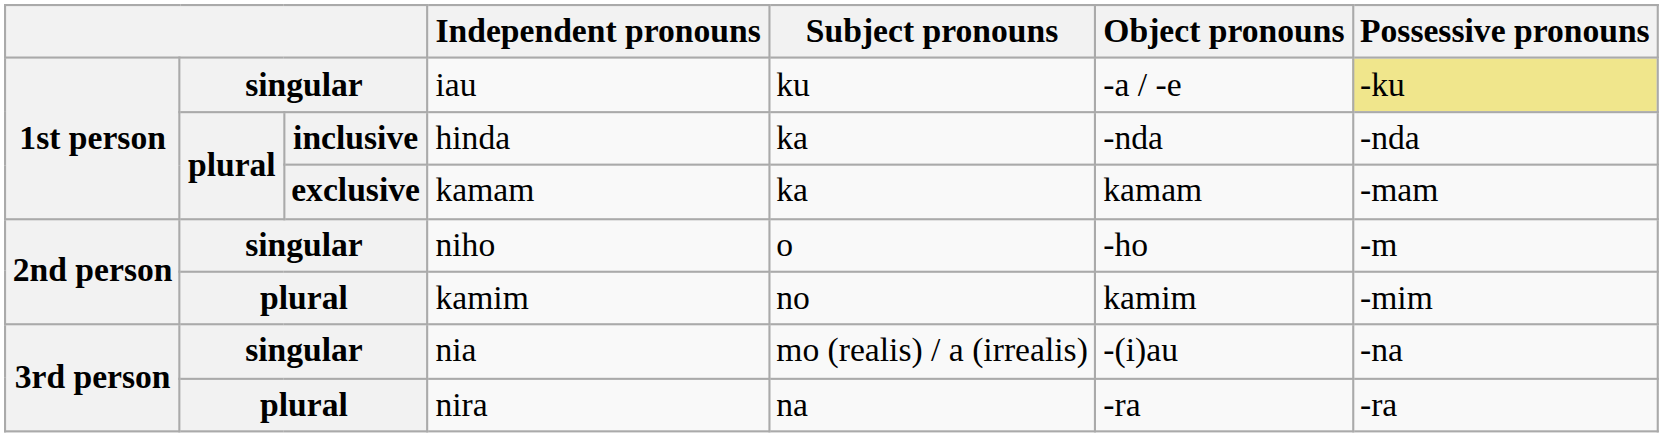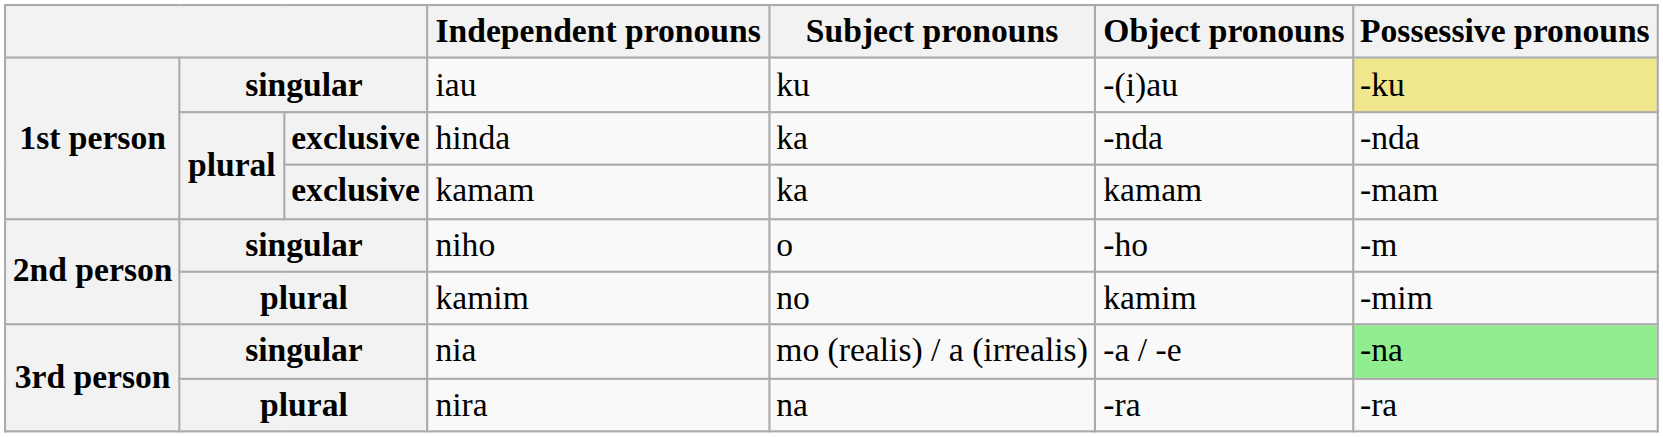(1142, 84) -a / -e -> (1141, 84) -(i)au
(356, 137) inclusive -> (356, 137) exclusive
(1141, 350) -(i)au -> (1142, 350) -a / -e
(1381, 350) no background -> (1381, 350) lightgreen background
